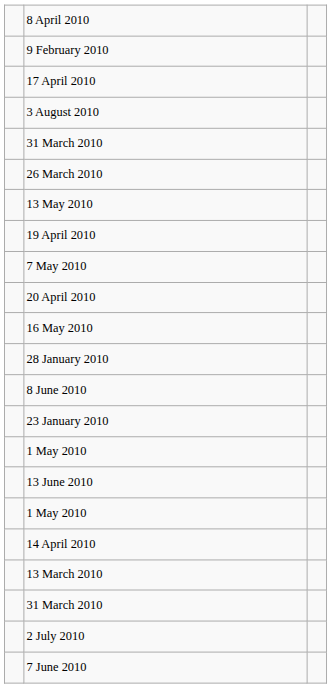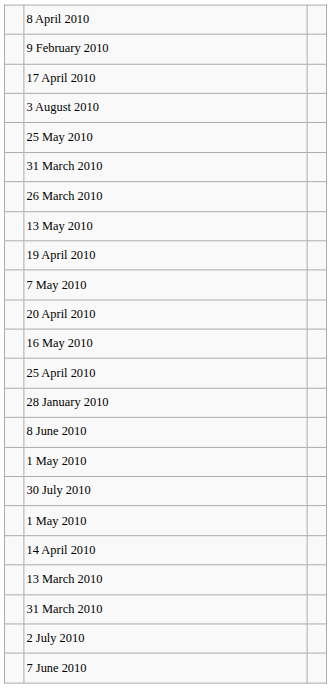+ row: (14, 138)
+ row: (14, 373)
- row: (14, 421)
+ row: (14, 491)
- row: (14, 482)
